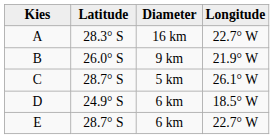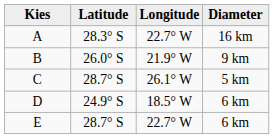columns swapped: (235, 15) <-> (169, 15)
